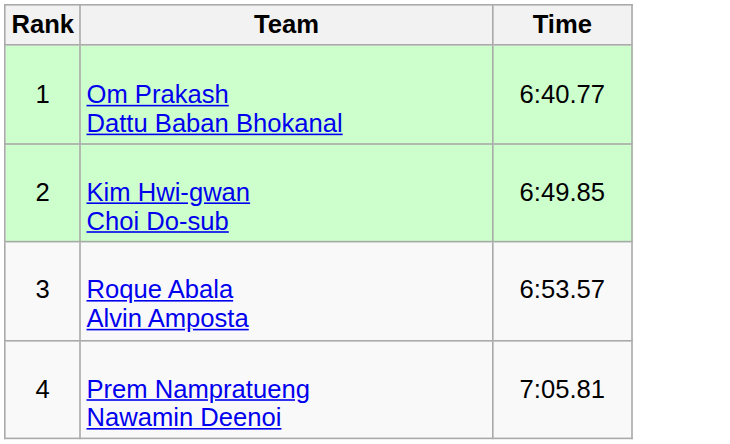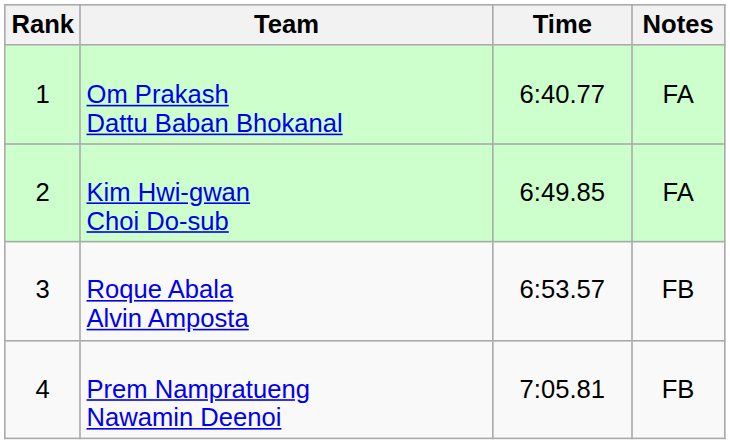+ column: (678, 24)
